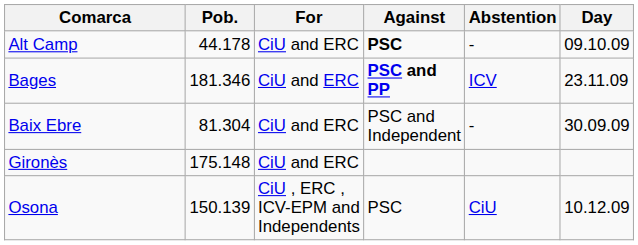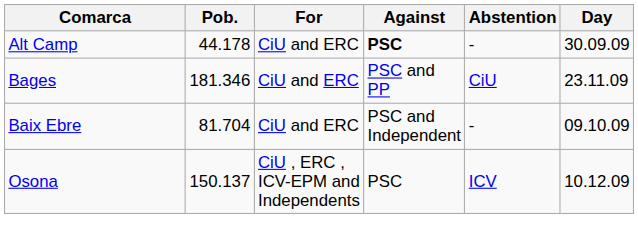(597, 44) 09.10.09 -> (597, 44) 30.09.09
(402, 80) bold -> (401, 80) normal
(483, 80) ICV -> (483, 80) CiU
(225, 126) 81.304 -> (225, 126) 81.704
(597, 126) 30.09.09 -> (597, 126) 09.10.09
- row: (38, 162)
(220, 207) 150.139 -> (220, 181) 150.137
(483, 207) CiU -> (483, 181) ICV
